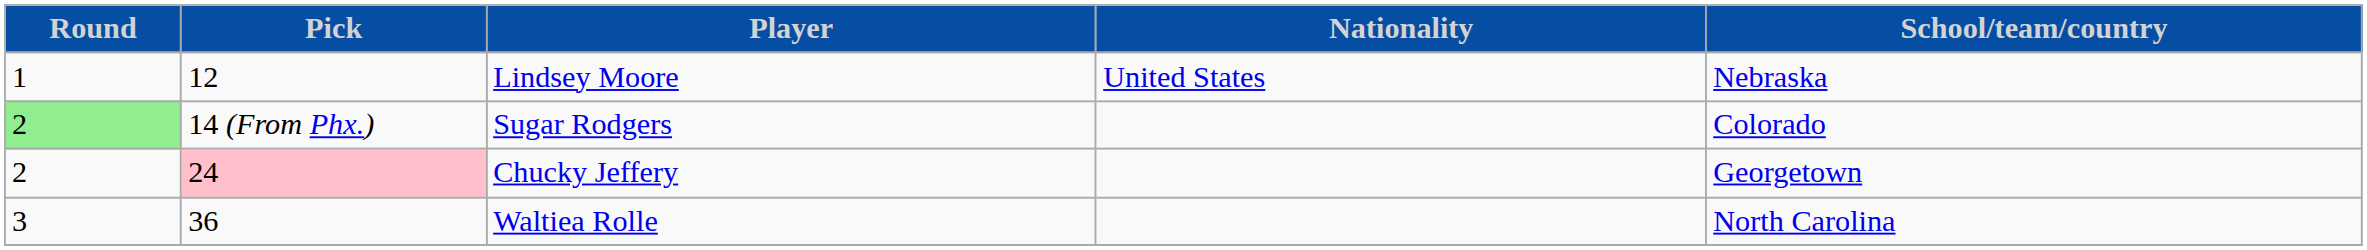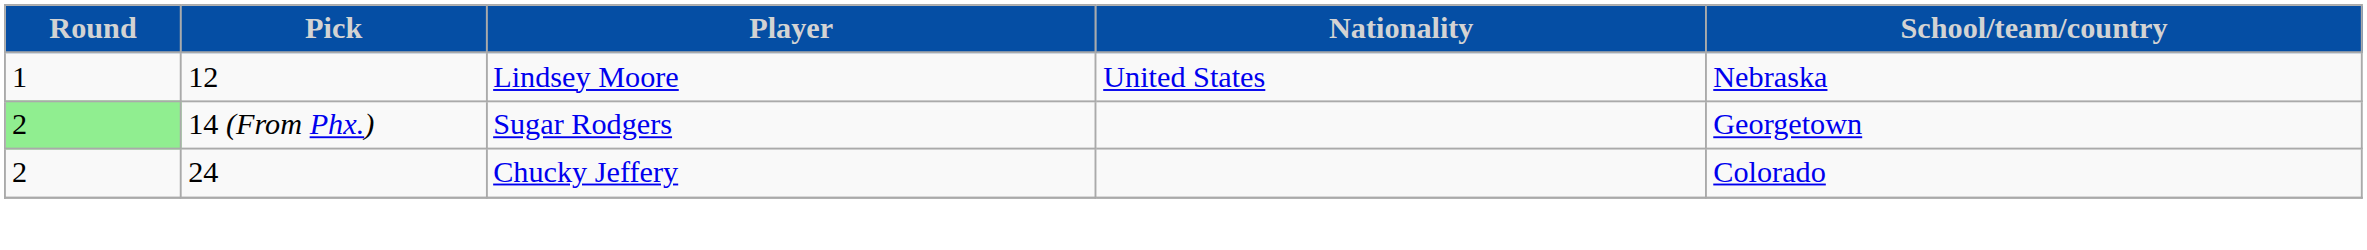(1770, 124) Colorado -> (1788, 124) Georgetown
(203, 172) pink background -> (203, 172) no background
(1788, 172) Georgetown -> (1770, 172) Colorado
- row: (575, 220)
